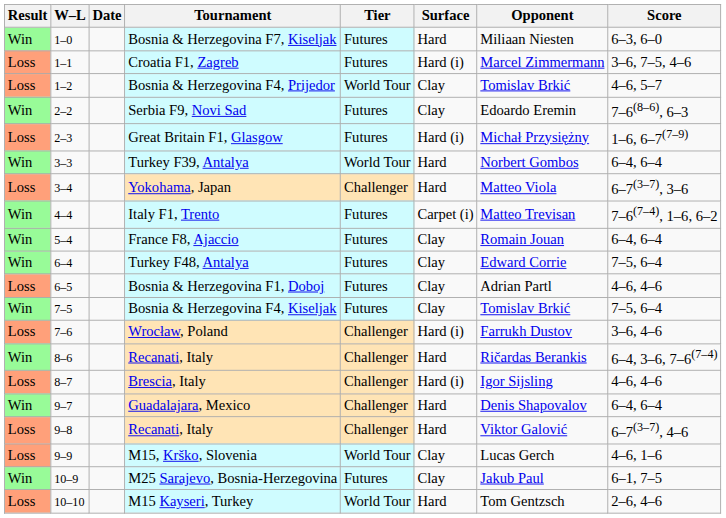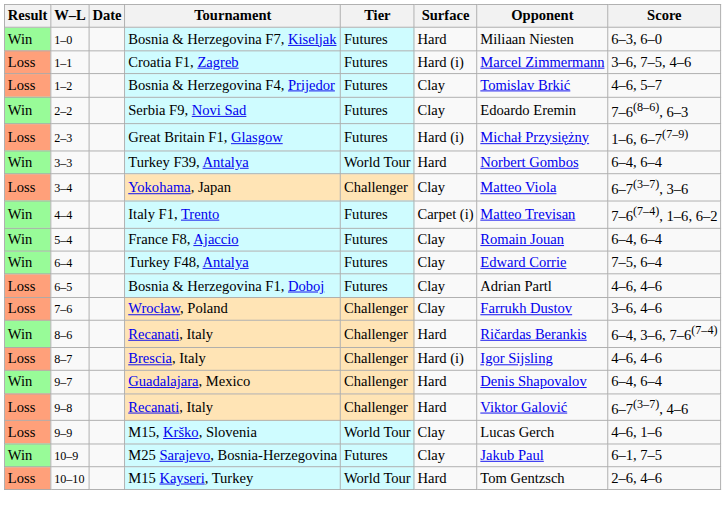(377, 85) World Tour -> (366, 85) Futures
(432, 187) Hard -> (431, 187) Clay
- row: (63, 309)
(441, 331) Hard (i) -> (431, 308) Clay
